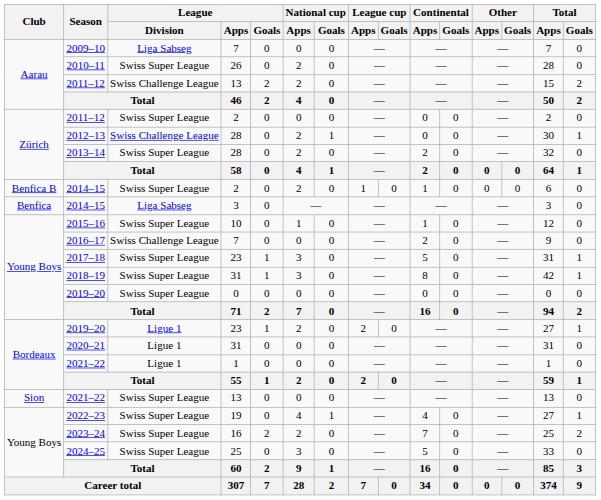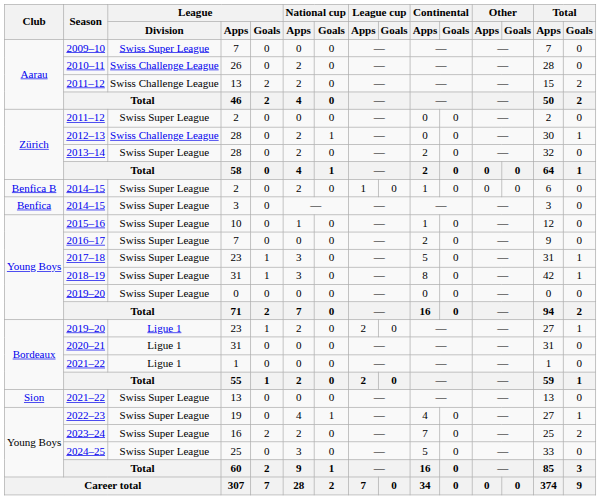(164, 48) Liga Sabseg -> (164, 48) Swiss Super League
(164, 65) Swiss Super League -> (164, 65) Swiss Challenge League
(164, 205) Liga Sabseg -> (164, 205) Swiss Super League
(164, 240) Swiss Challenge League -> (164, 240) Swiss Super League
